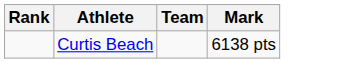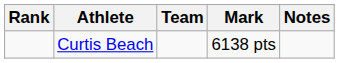+ column: (307, 17)
